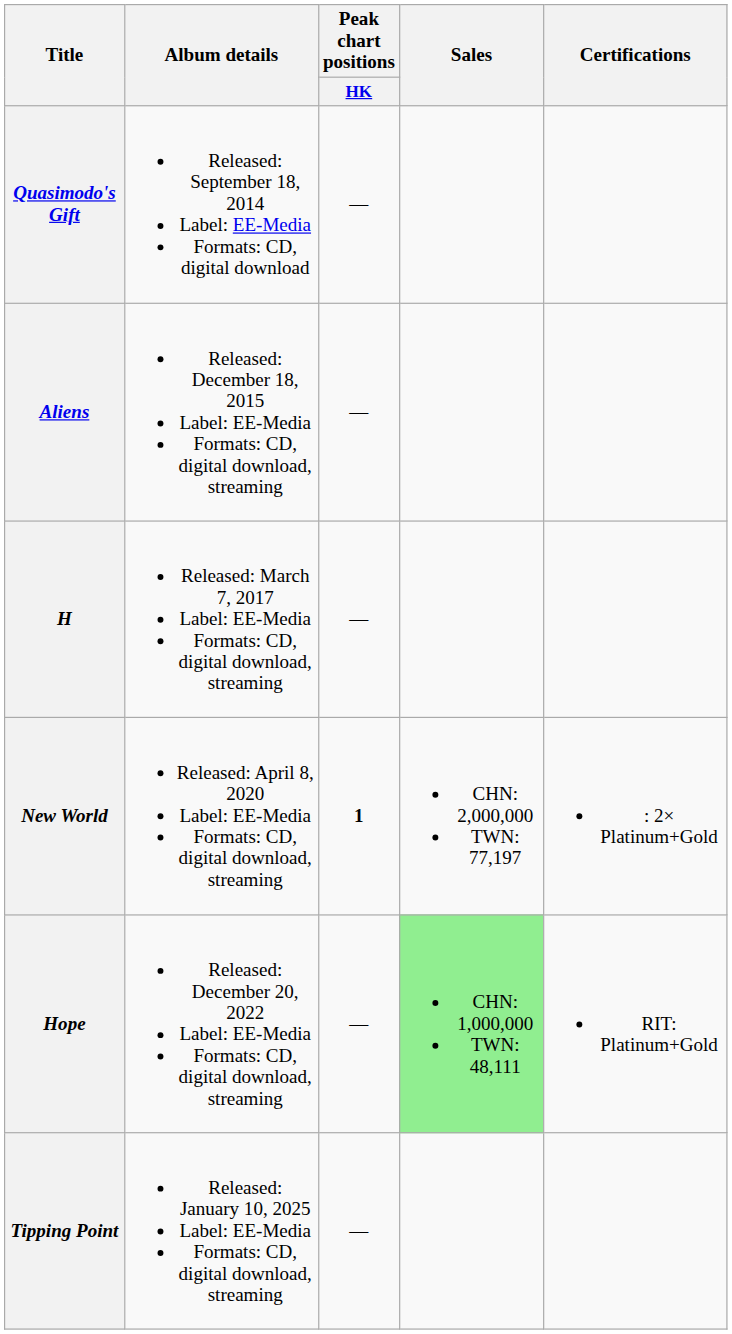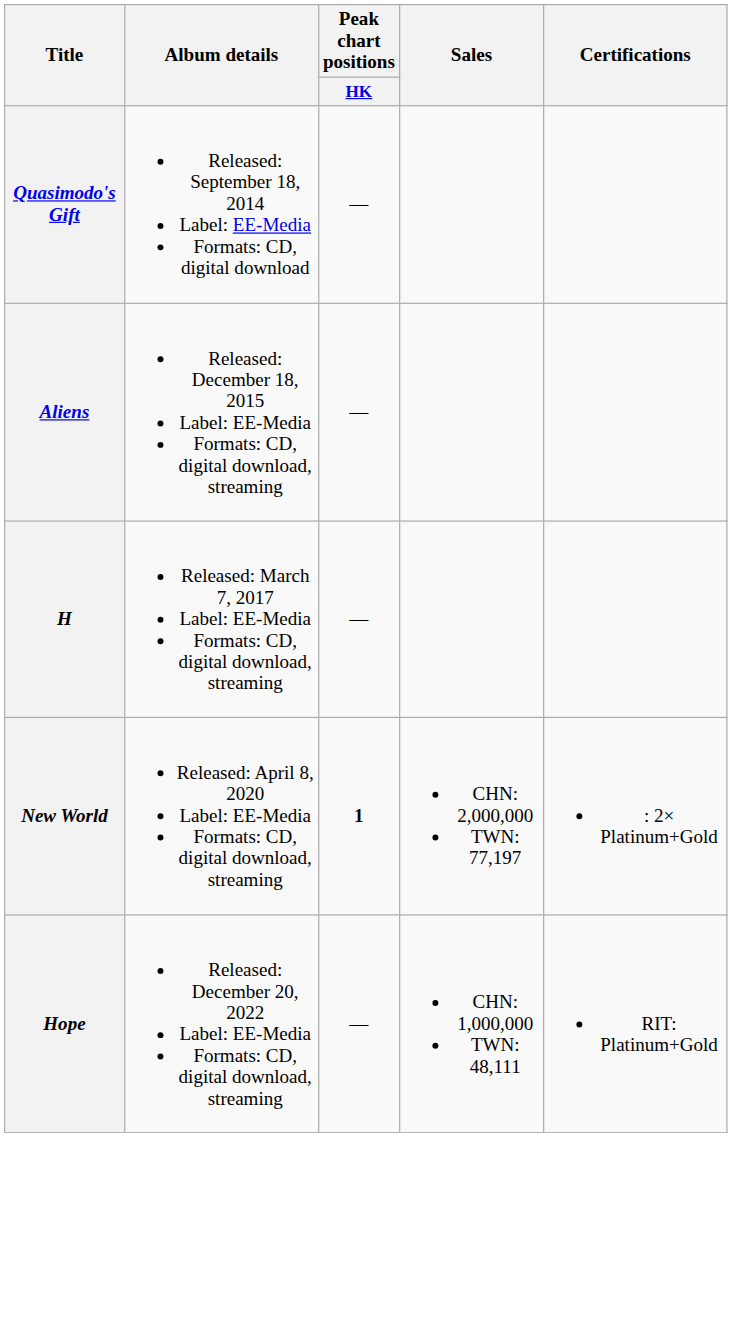(471, 1034) lightgreen background -> (471, 1034) no background
- row: (64, 1231)
